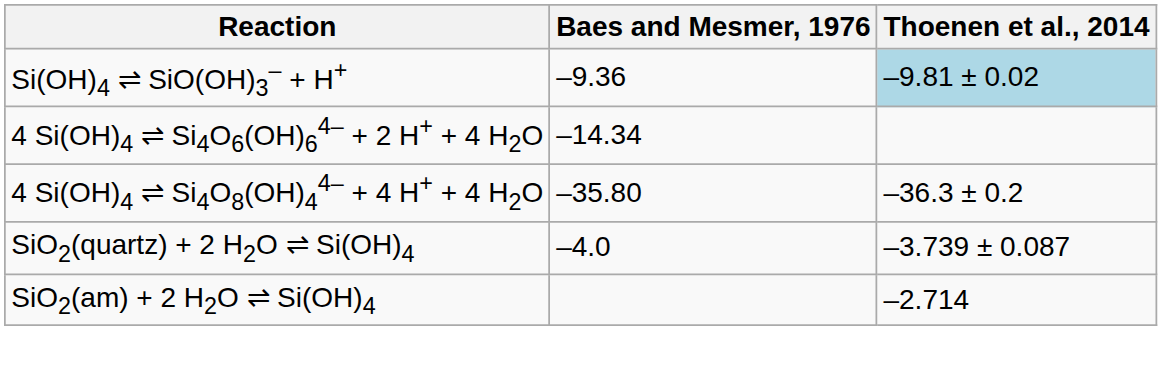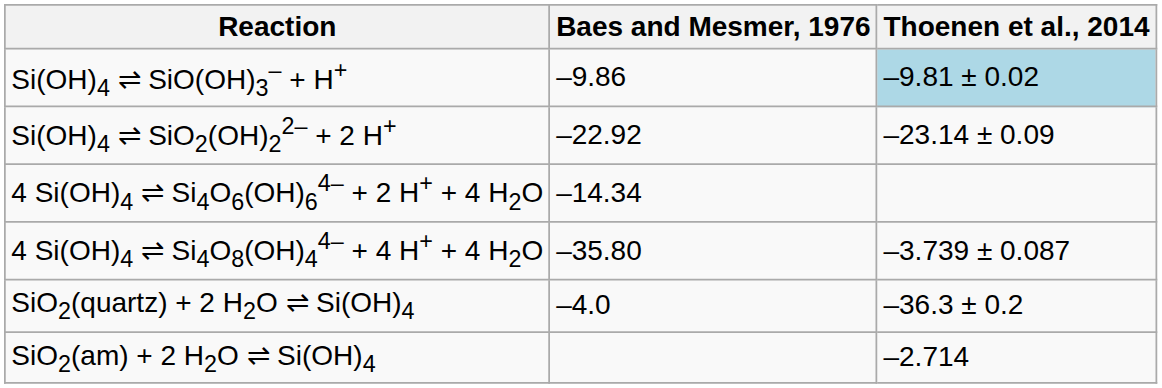(591, 77) –9.36 -> (591, 77) –9.86
+ row: (204, 136)
(953, 192) –36.3 ± 0.2 -> (977, 250) –3.739 ± 0.087
(977, 247) –3.739 ± 0.087 -> (953, 305) –36.3 ± 0.2
